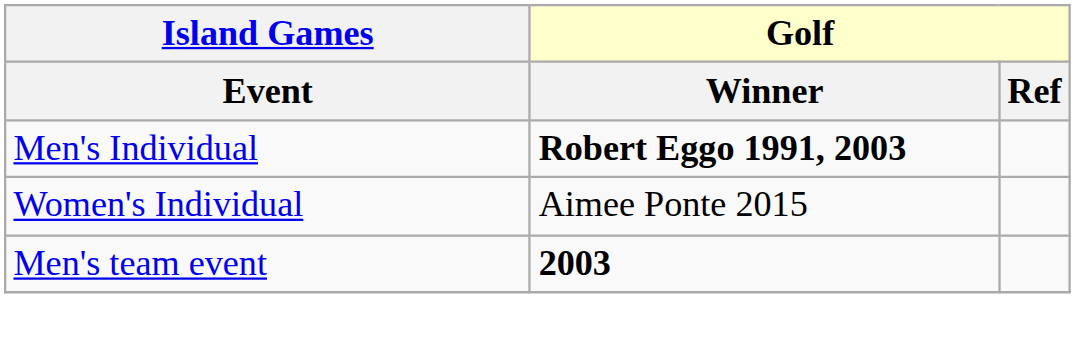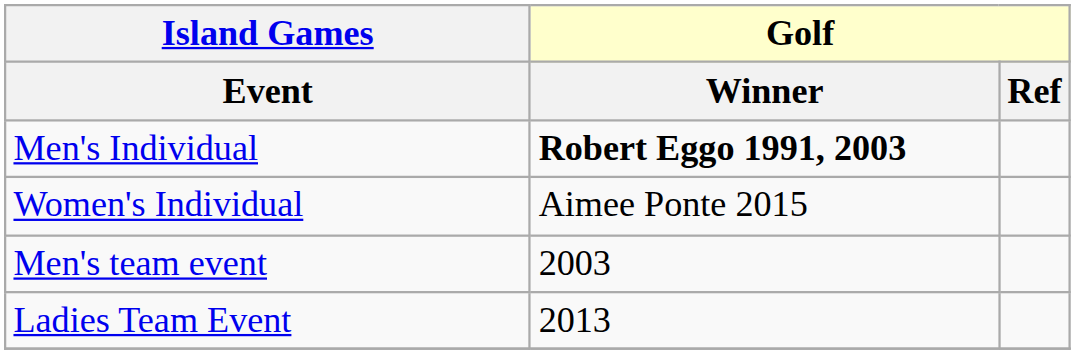(575, 262) bold -> (575, 262) normal
+ row: (152, 319)
